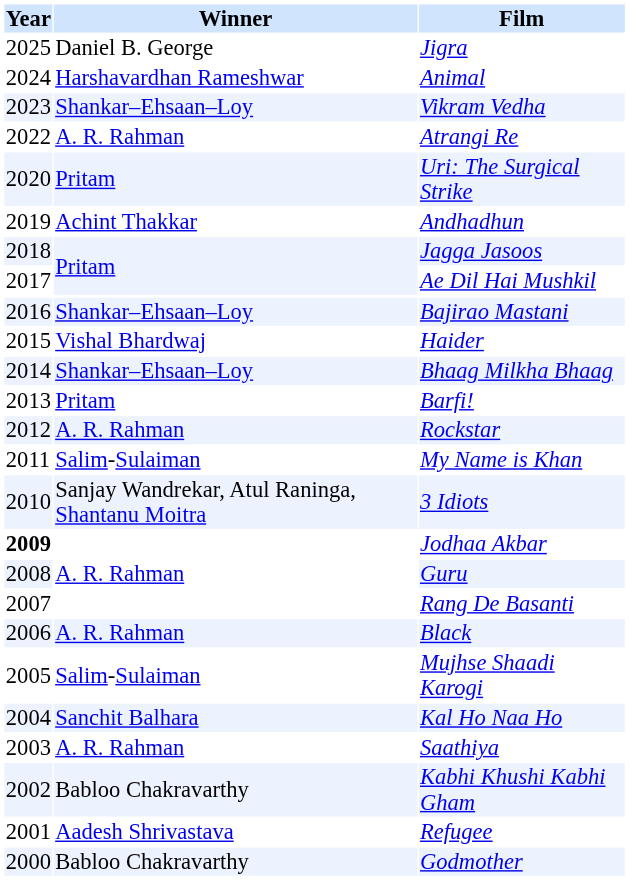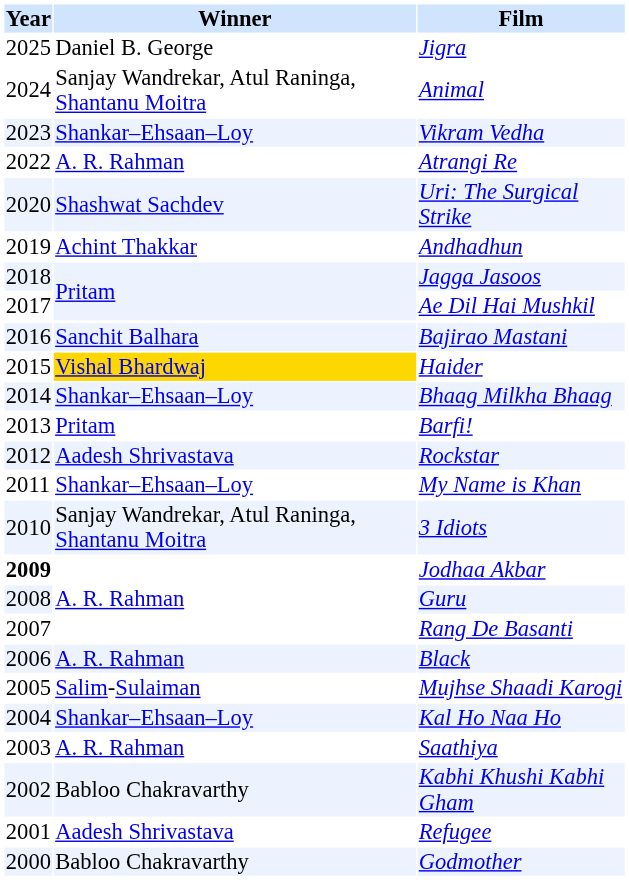(180, 77) Harshavardhan Rameshwar -> (206, 90) Sanjay Wandrekar, Atul Raninga, Shantanu Moitra
(85, 179) Pritam -> (139, 204) Shashwat Sachdev
(154, 311) Shankar–Ehsaan–Loy -> (127, 336) Sanchit Balhara
(131, 341) no background -> (131, 366) gold background
(120, 430) A. R. Rahman -> (144, 455) Aadesh Shrivastava
(128, 459) Salim-Sulaiman -> (154, 485) Shankar–Ehsaan–Loy
(127, 717) Sanchit Balhara -> (154, 717) Shankar–Ehsaan–Loy
